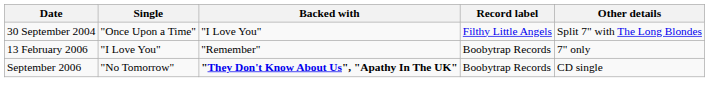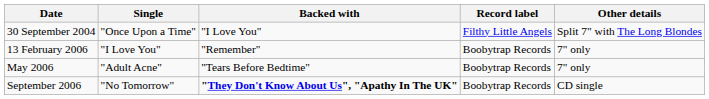+ row: (30, 67)
